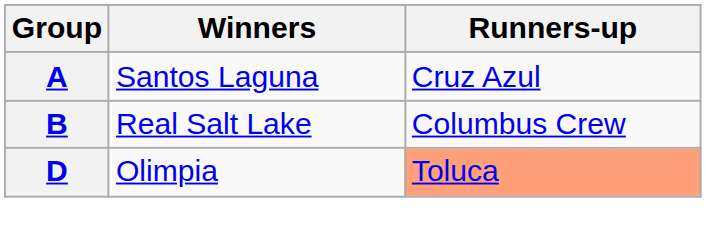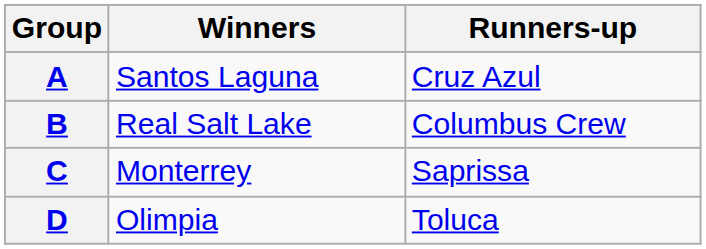+ row: (57, 171)
(455, 171) lightsalmon background -> (455, 219) no background
